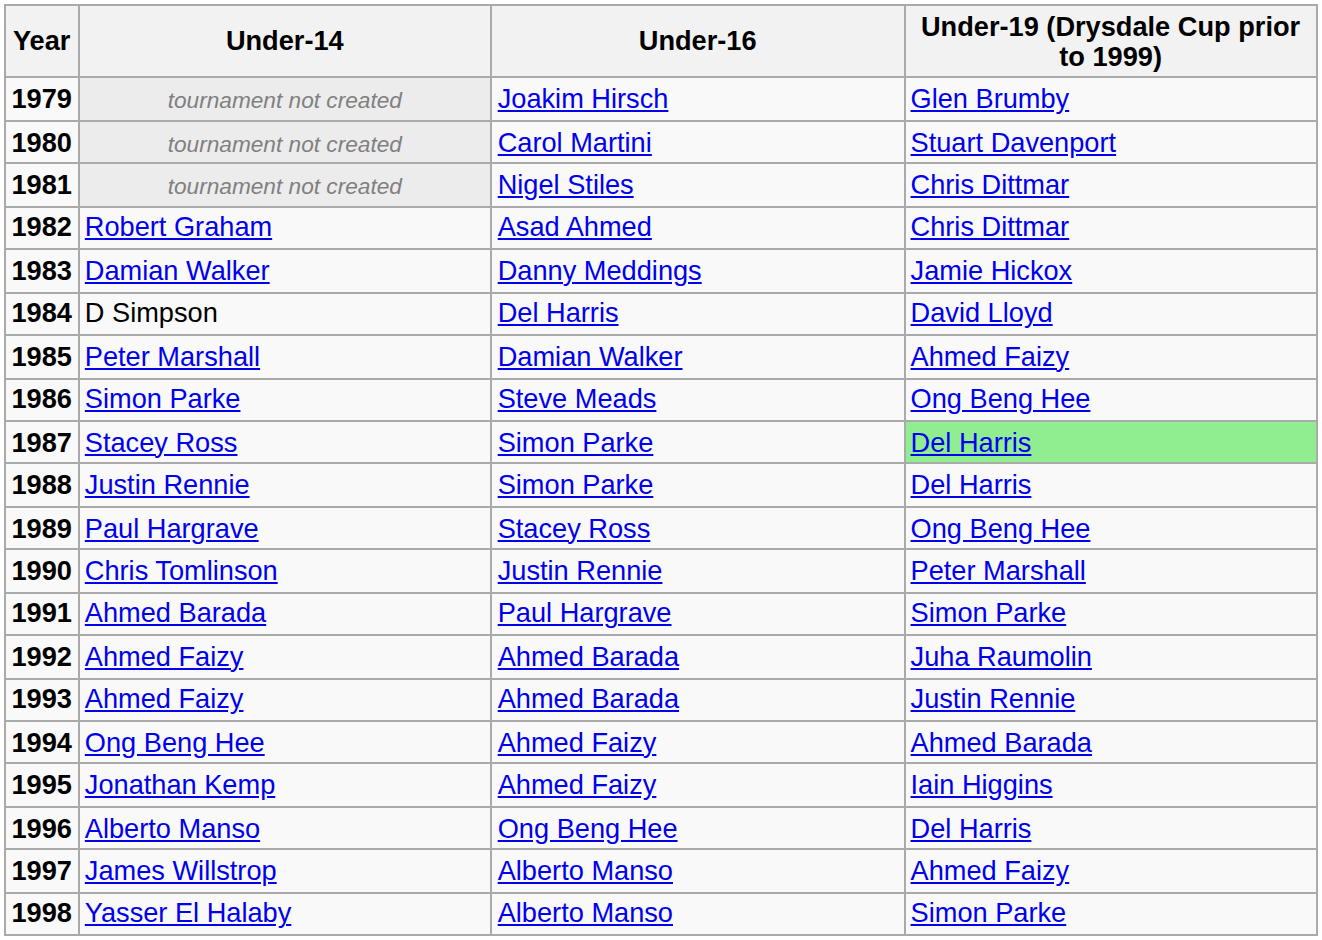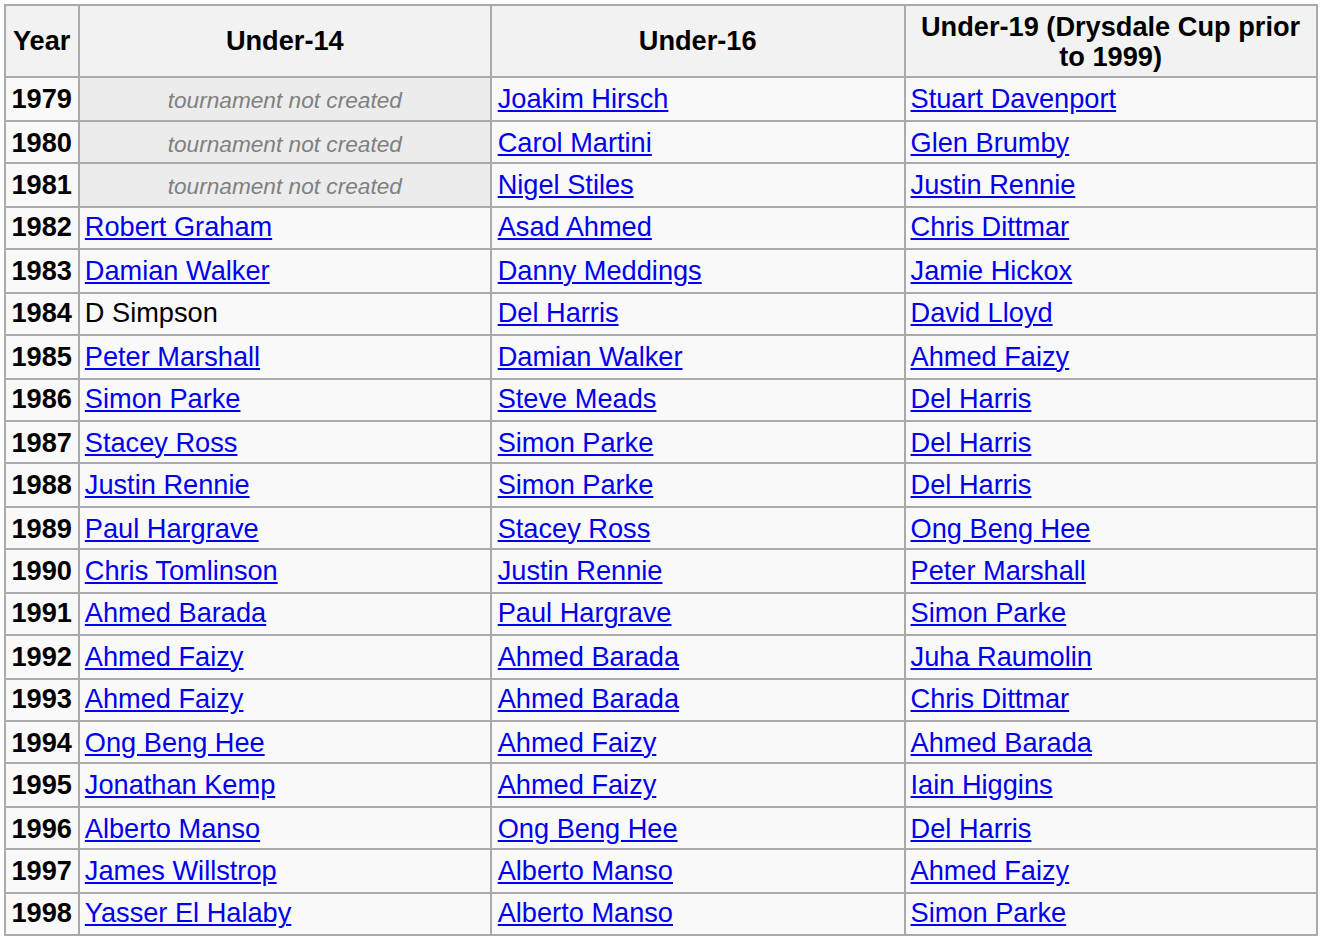(990, 99) Glen Brumby -> (1013, 99) Stuart Davenport
(1013, 142) Stuart Davenport -> (990, 142) Glen Brumby
(990, 185) Chris Dittmar -> (993, 185) Justin Rennie
(1000, 399) Ong Beng Hee -> (971, 399) Del Harris
(971, 442) lightgreen background -> (971, 442) no background
(993, 699) Justin Rennie -> (990, 699) Chris Dittmar
